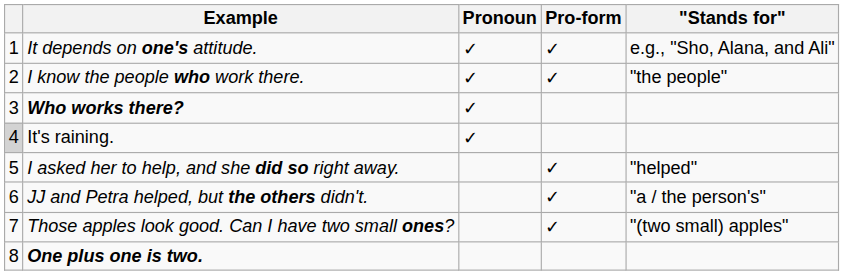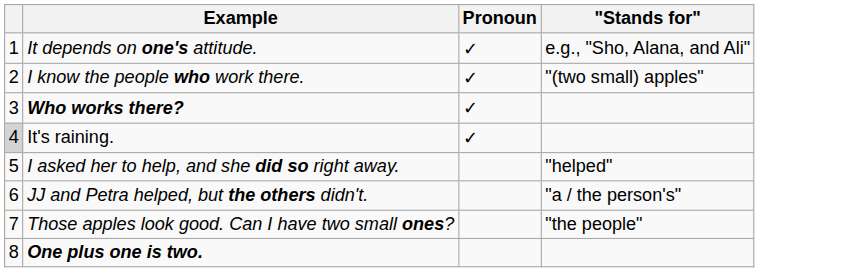- column: (583, 18)
(679, 77) "the people" -> (625, 77) "(two small) apples"
(709, 226) "(two small) apples" -> (594, 224) "the people"
